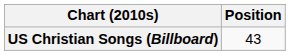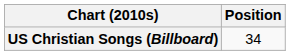(253, 38) 43 -> (253, 38) 34
